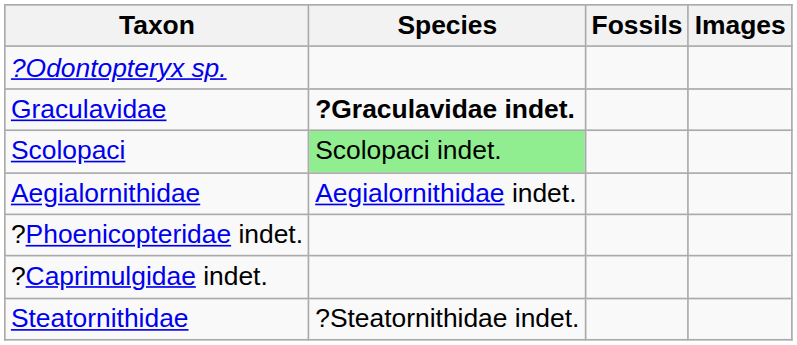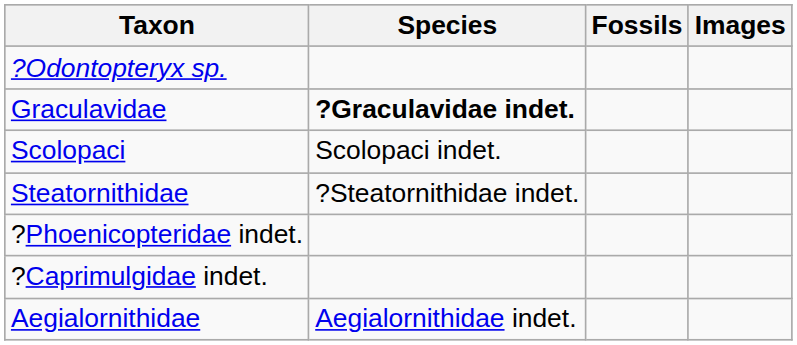(408, 151) lightgreen background -> (408, 151) no background
rows swapped: (100, 318) <-> (106, 192)
